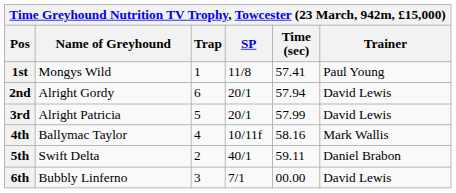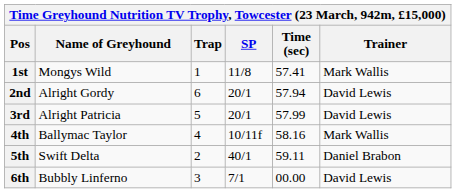(354, 72) Paul Young -> (356, 72) Mark Wallis
